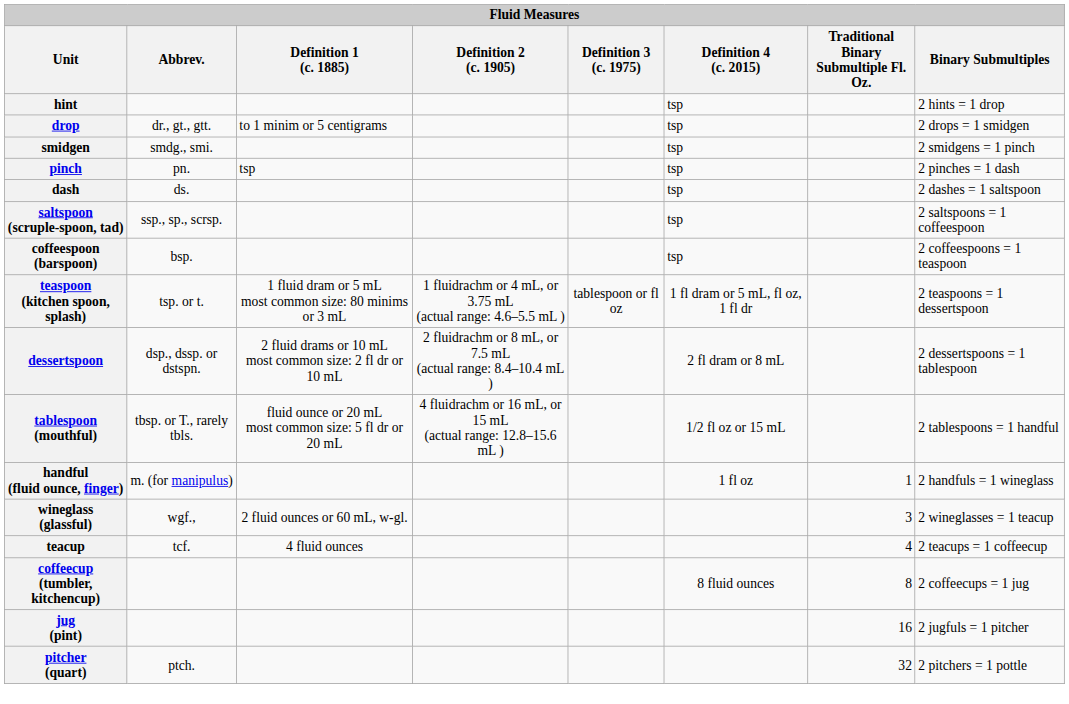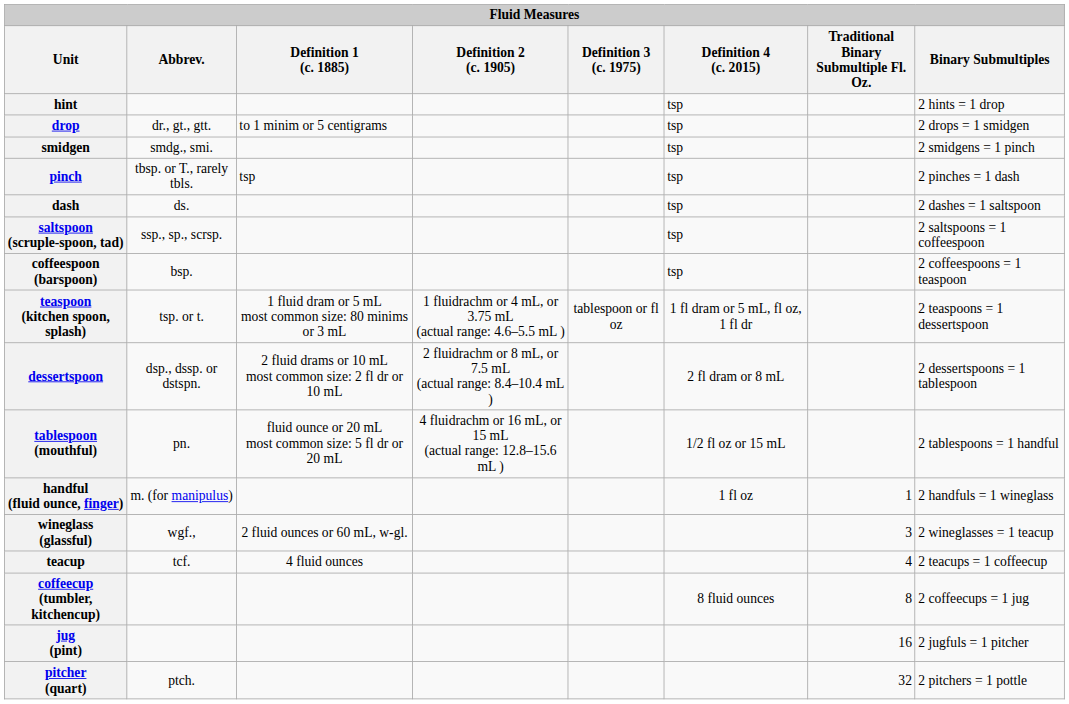(182, 169) pn. -> (182, 176) tbsp. or T., rarely tbls.
(182, 428) tbsp. or T., rarely tbls. -> (182, 443) pn.
